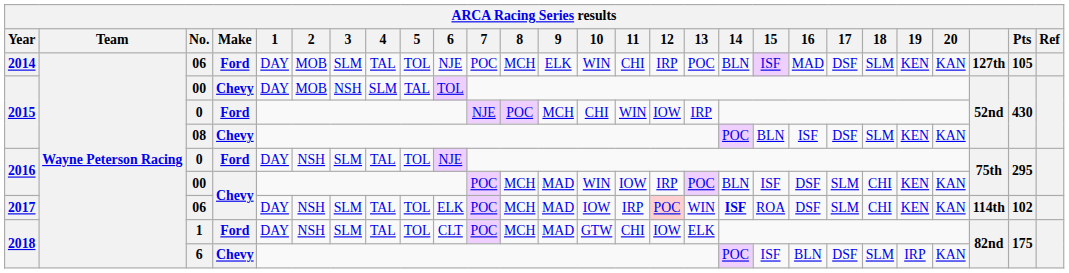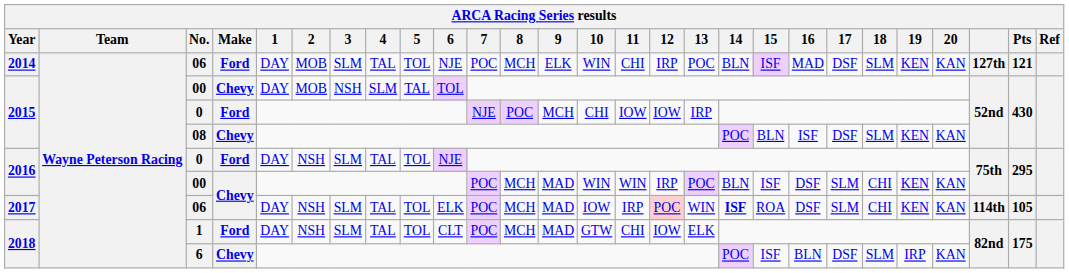(1022, 64) 105 -> (1022, 64) 121
(633, 112) WIN -> (633, 112) IOW
(633, 183) IOW -> (633, 183) WIN
(1022, 207) 102 -> (1022, 207) 105
